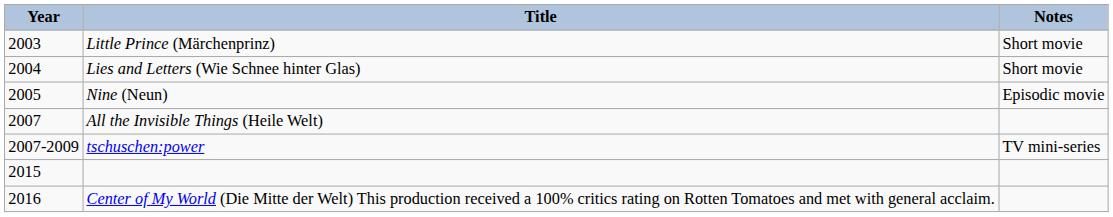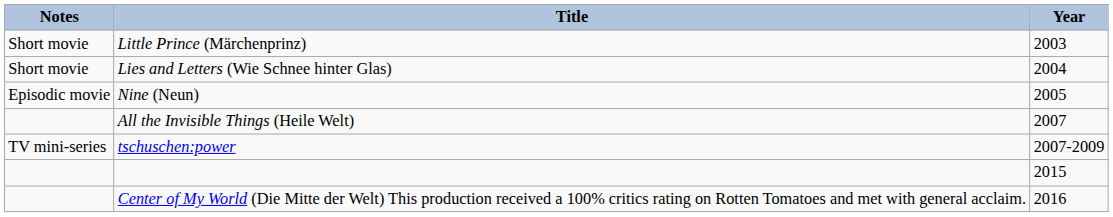columns swapped: (44, 17) <-> (1053, 17)
